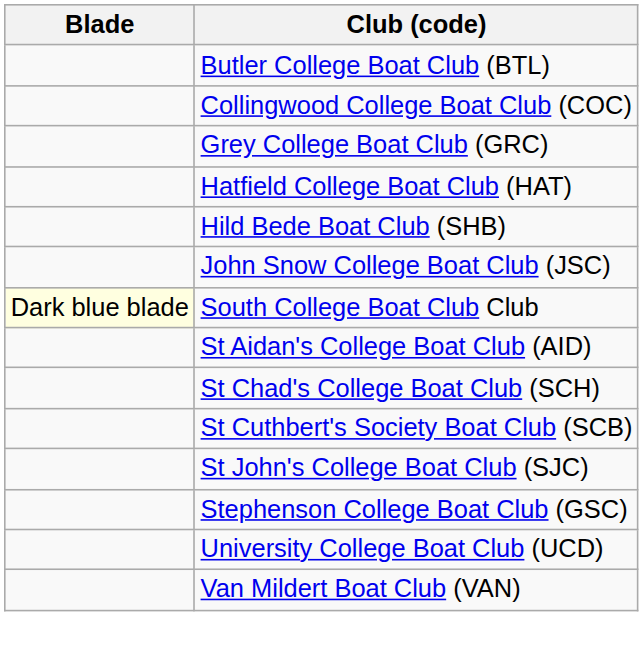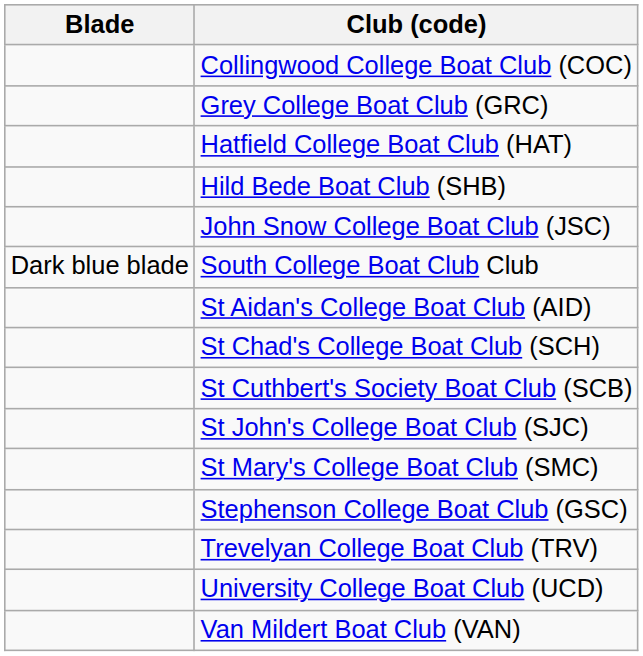- row: (375, 65)
(100, 307) lightyellow background -> (100, 266) no background
+ row: (400, 468)
+ row: (399, 549)
